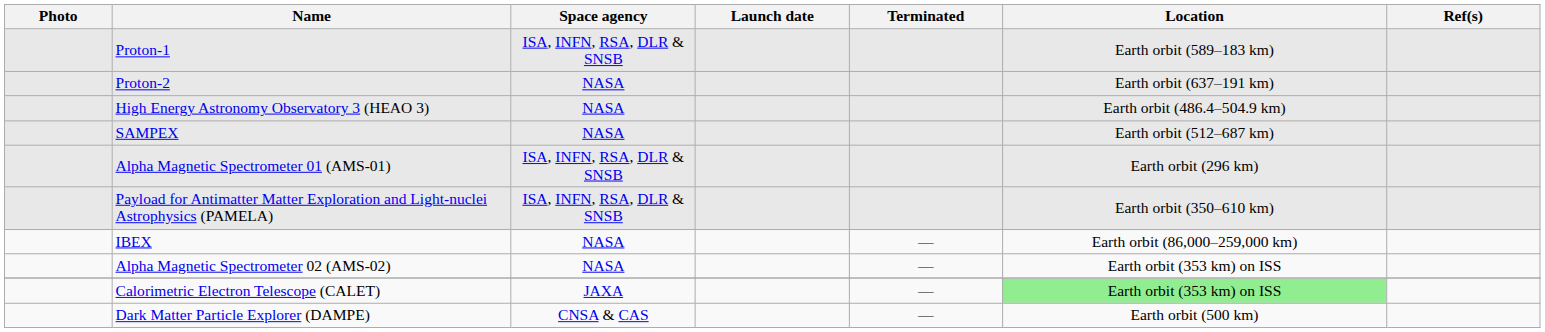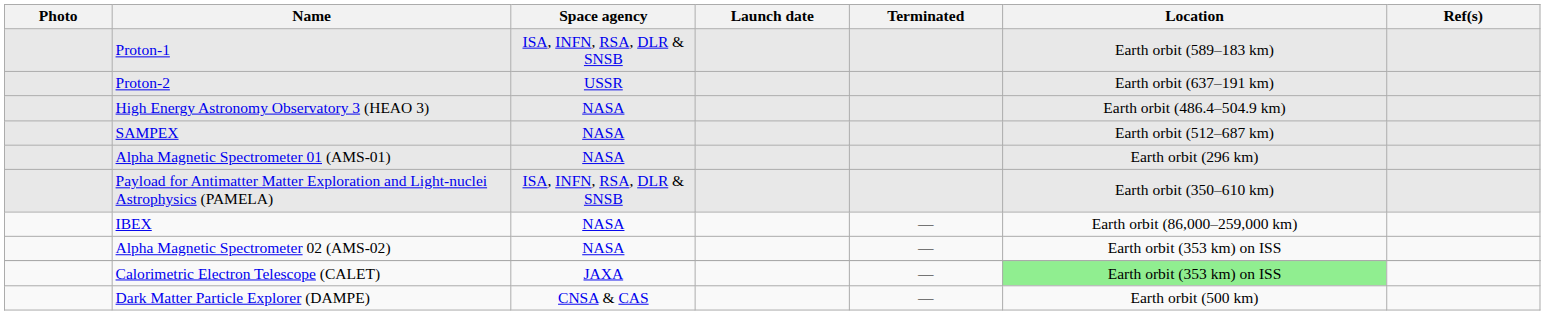(603, 83) NASA -> (603, 83) USSR
(603, 166) ISA, INFN, RSA, DLR & SNSB -> (603, 157) NASA
